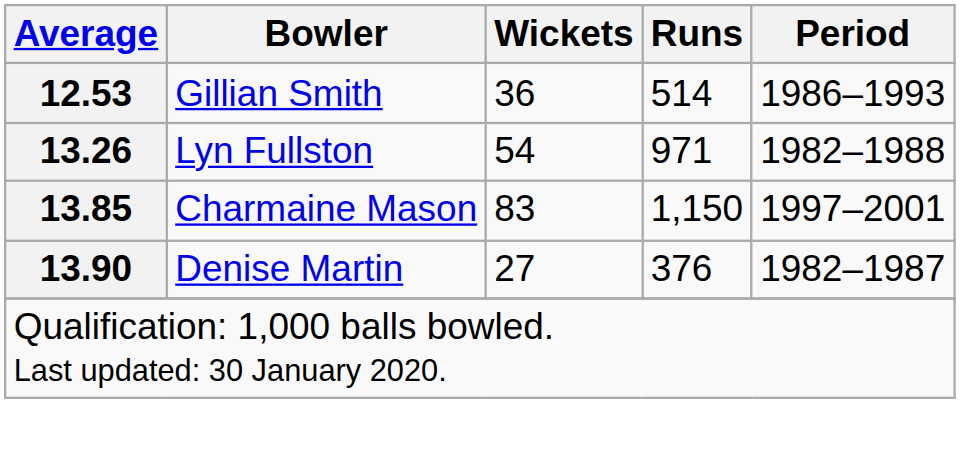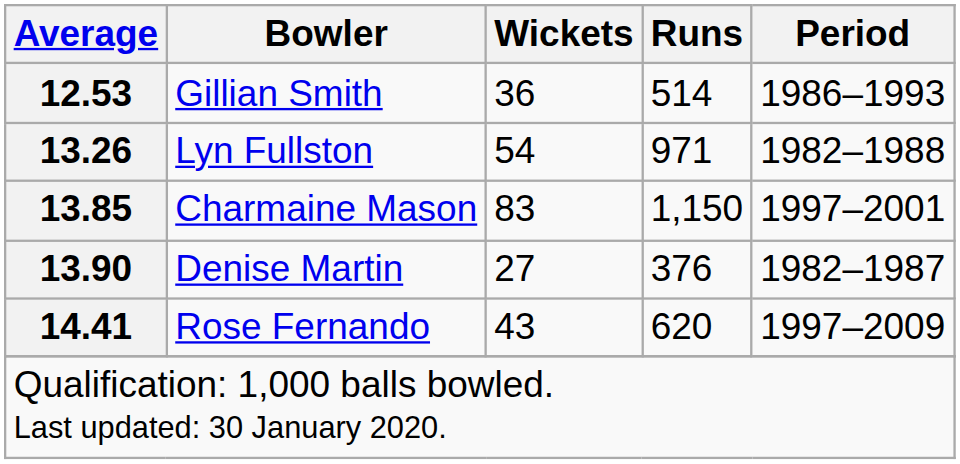+ row: (303, 326)
